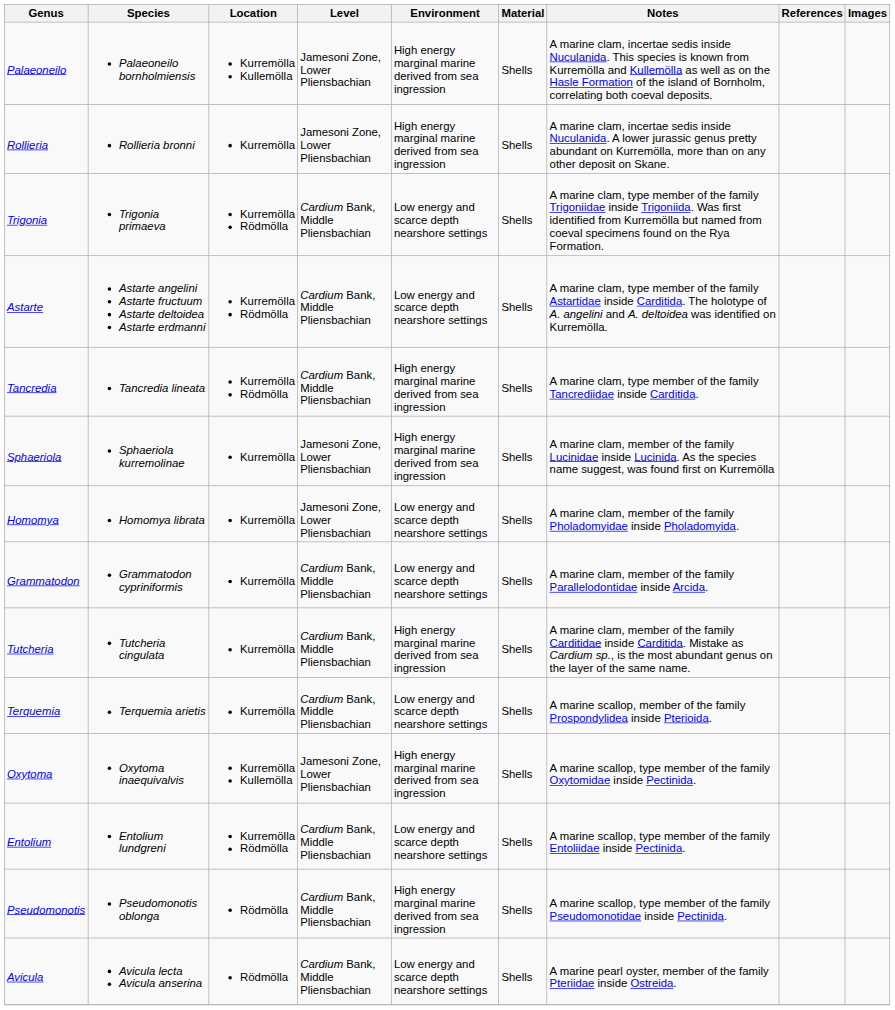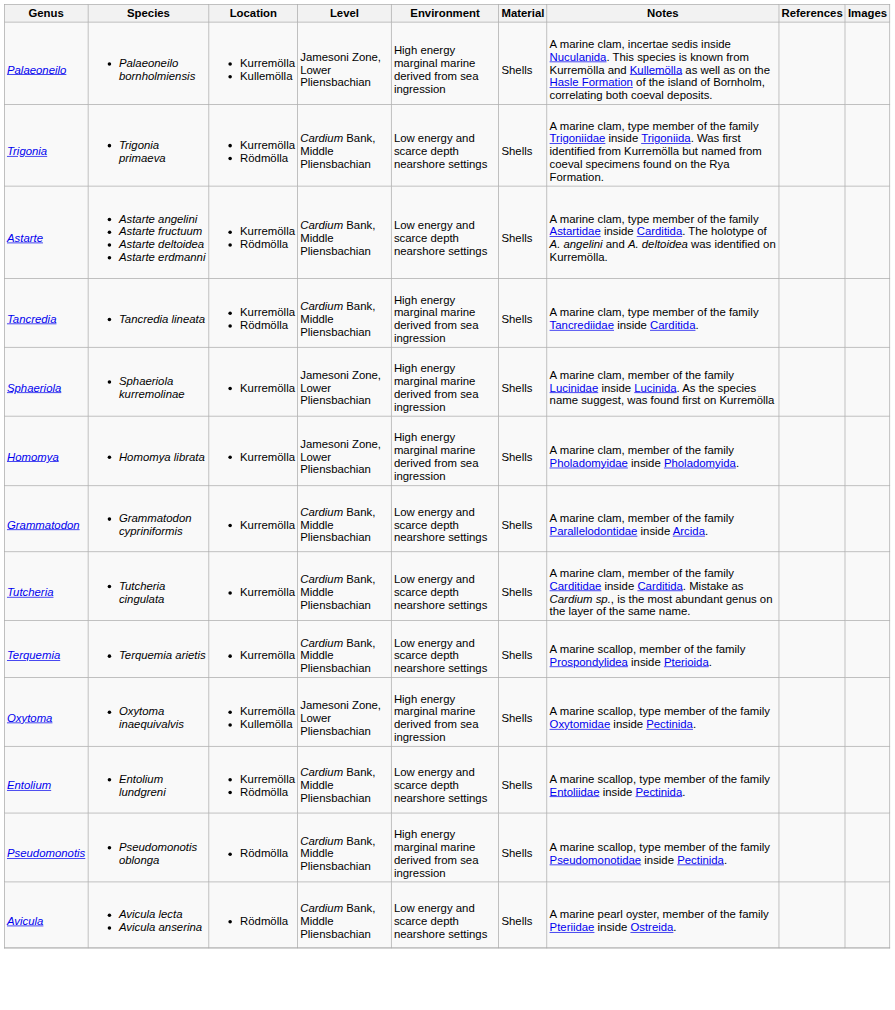- row: (27, 145)
(441, 520) Low energy and scarce depth nearshore settings -> (436, 457) High energy marginal marine derived from sea ingression
(436, 649) High energy marginal marine derived from sea ingression -> (441, 592) Low energy and scarce depth nearshore settings
